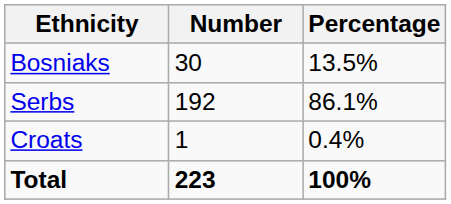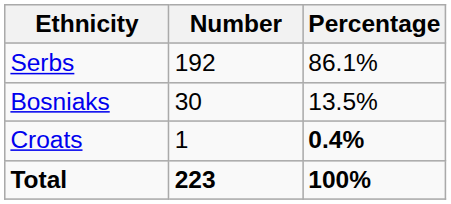rows swapped: (42, 101) <-> (60, 62)
(336, 140) normal -> (336, 140) bold
